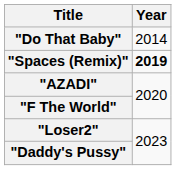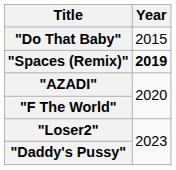(151, 38) 2014 -> (151, 38) 2015
